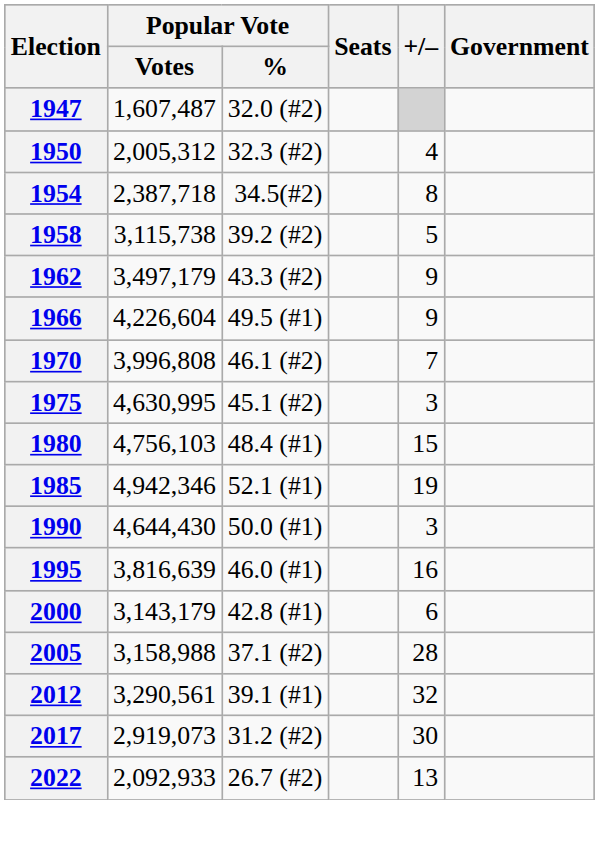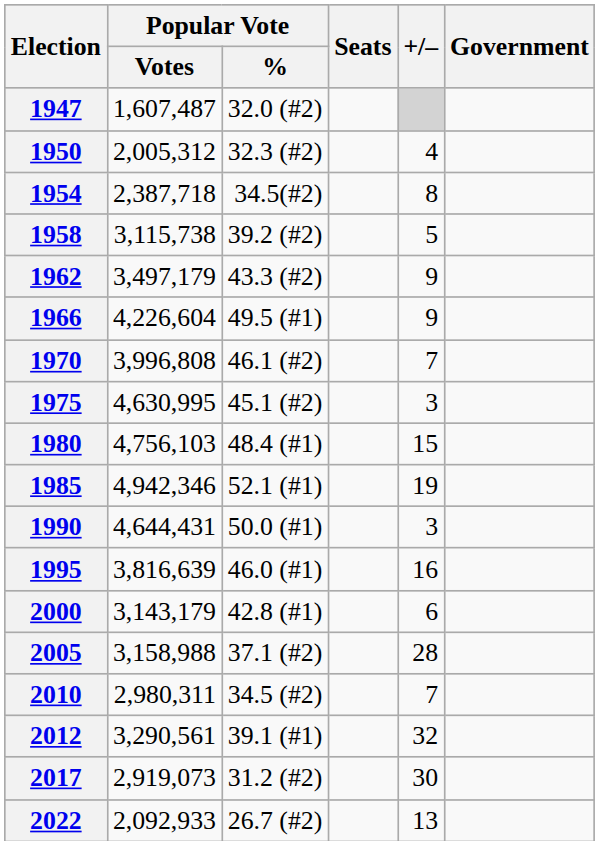(164, 526) 4,644,430 -> (164, 526) 4,644,431
+ row: (56, 693)
